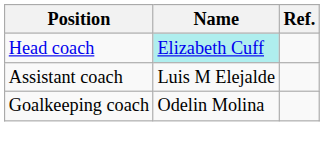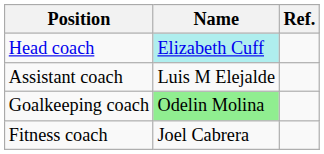(211, 105) no background -> (211, 105) lightgreen background
+ row: (58, 134)
